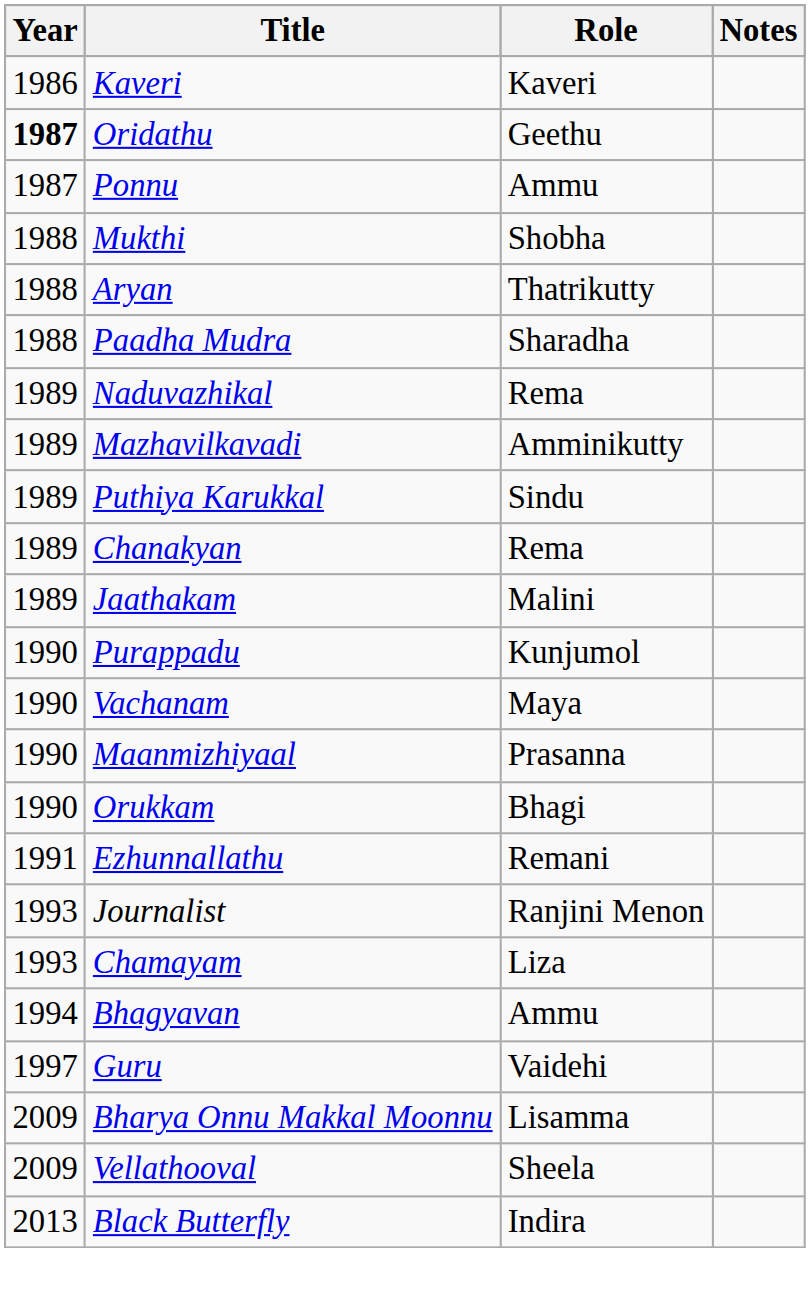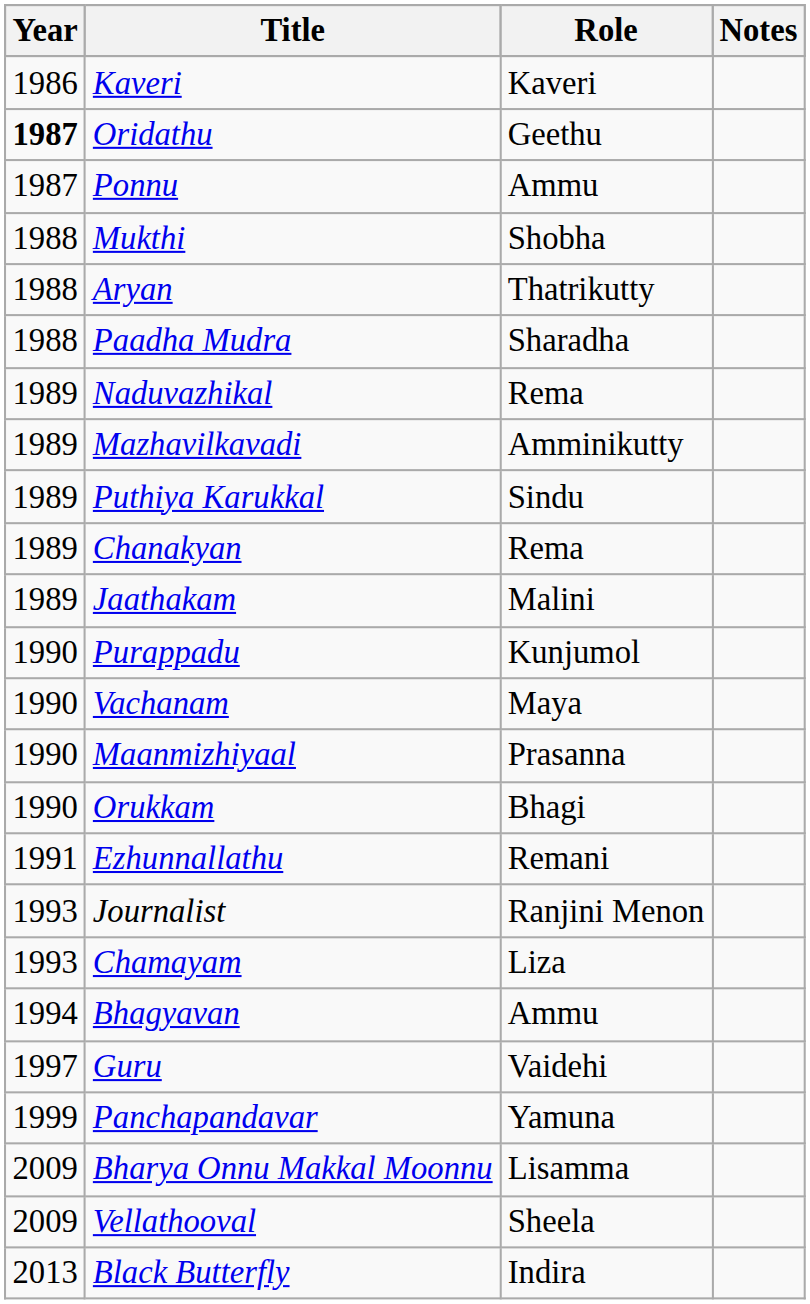+ row: (205, 1117)
